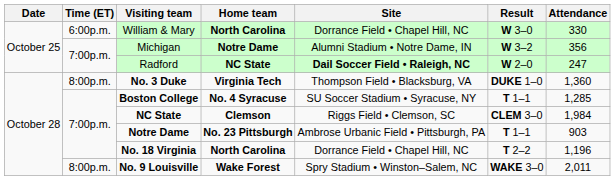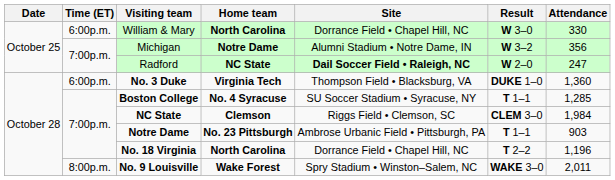(90, 81) 8:00p.m. -> (90, 81) 6:00p.m.
